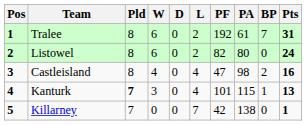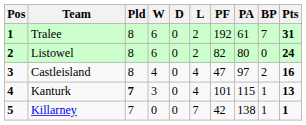(243, 72) 98 -> (243, 72) 97
(264, 110) 0 -> (264, 110) 1
